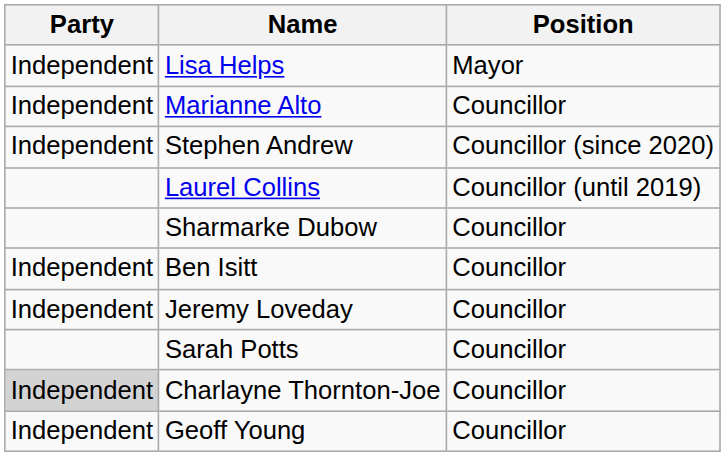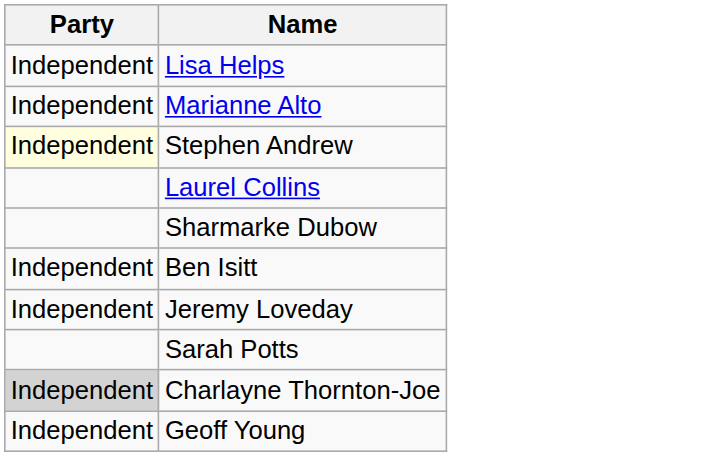- column: (583, 24)
(82, 146) no background -> (82, 146) lightyellow background
